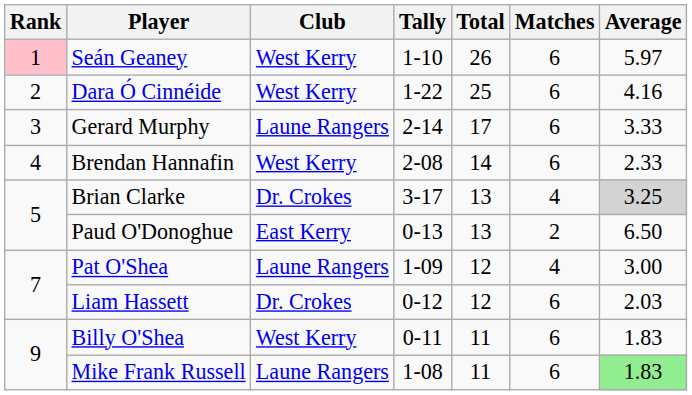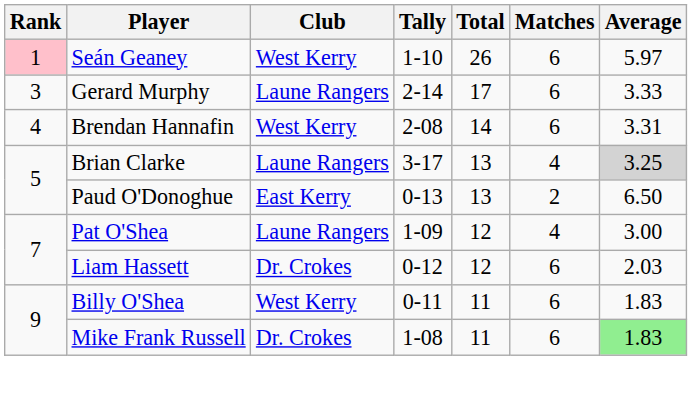- row: (146, 92)
(643, 162) 2.33 -> (643, 127) 3.31
(304, 197) Dr. Crokes -> (322, 162) Laune Rangers
(322, 372) Laune Rangers -> (304, 337) Dr. Crokes
